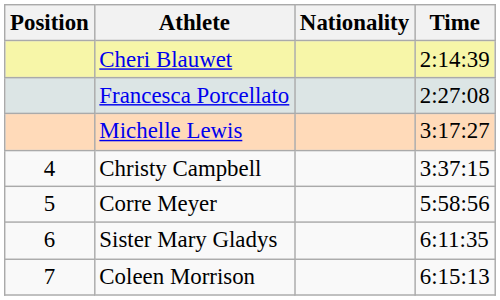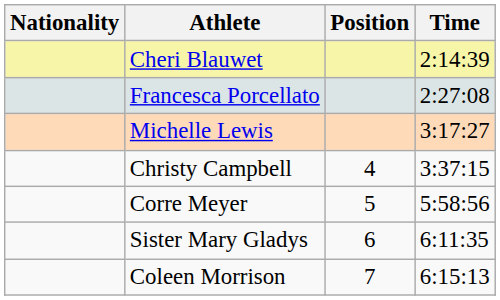columns swapped: (49, 22) <-> (355, 22)
